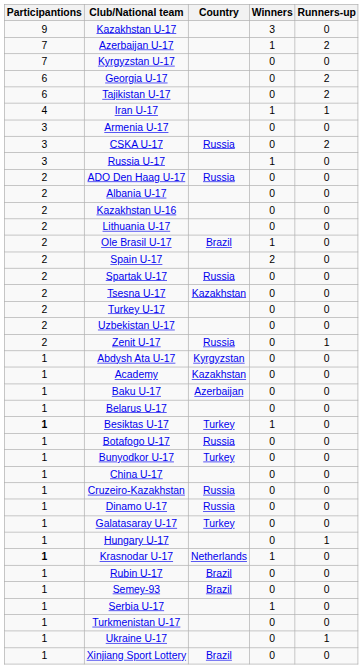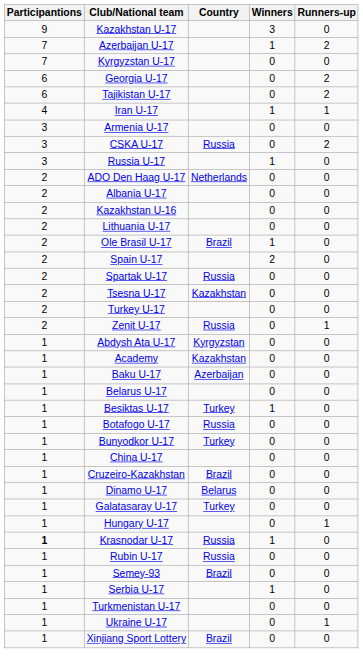(219, 177) Russia -> (219, 177) Netherlands
- row: (136, 326)
(44, 425) bold -> (44, 408) normal
(219, 491) Russia -> (219, 474) Brazil
(219, 507) Russia -> (219, 491) Belarus
(219, 557) Netherlands -> (219, 540) Russia
(219, 573) Brazil -> (219, 557) Russia
